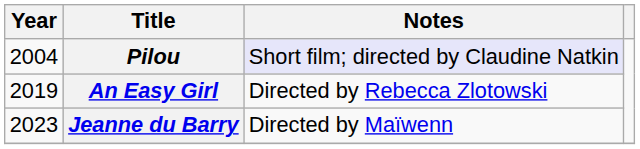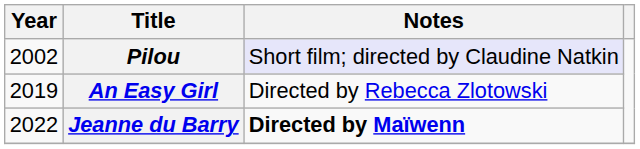(34, 56) 2004 -> (34, 56) 2002
(34, 125) 2023 -> (34, 125) 2022
(351, 125) normal -> (357, 125) bold
